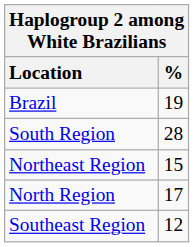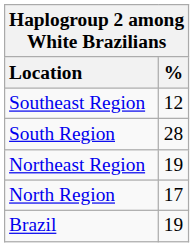rows swapped: (33, 103) <-> (77, 225)
(173, 164) 15 -> (173, 164) 19
